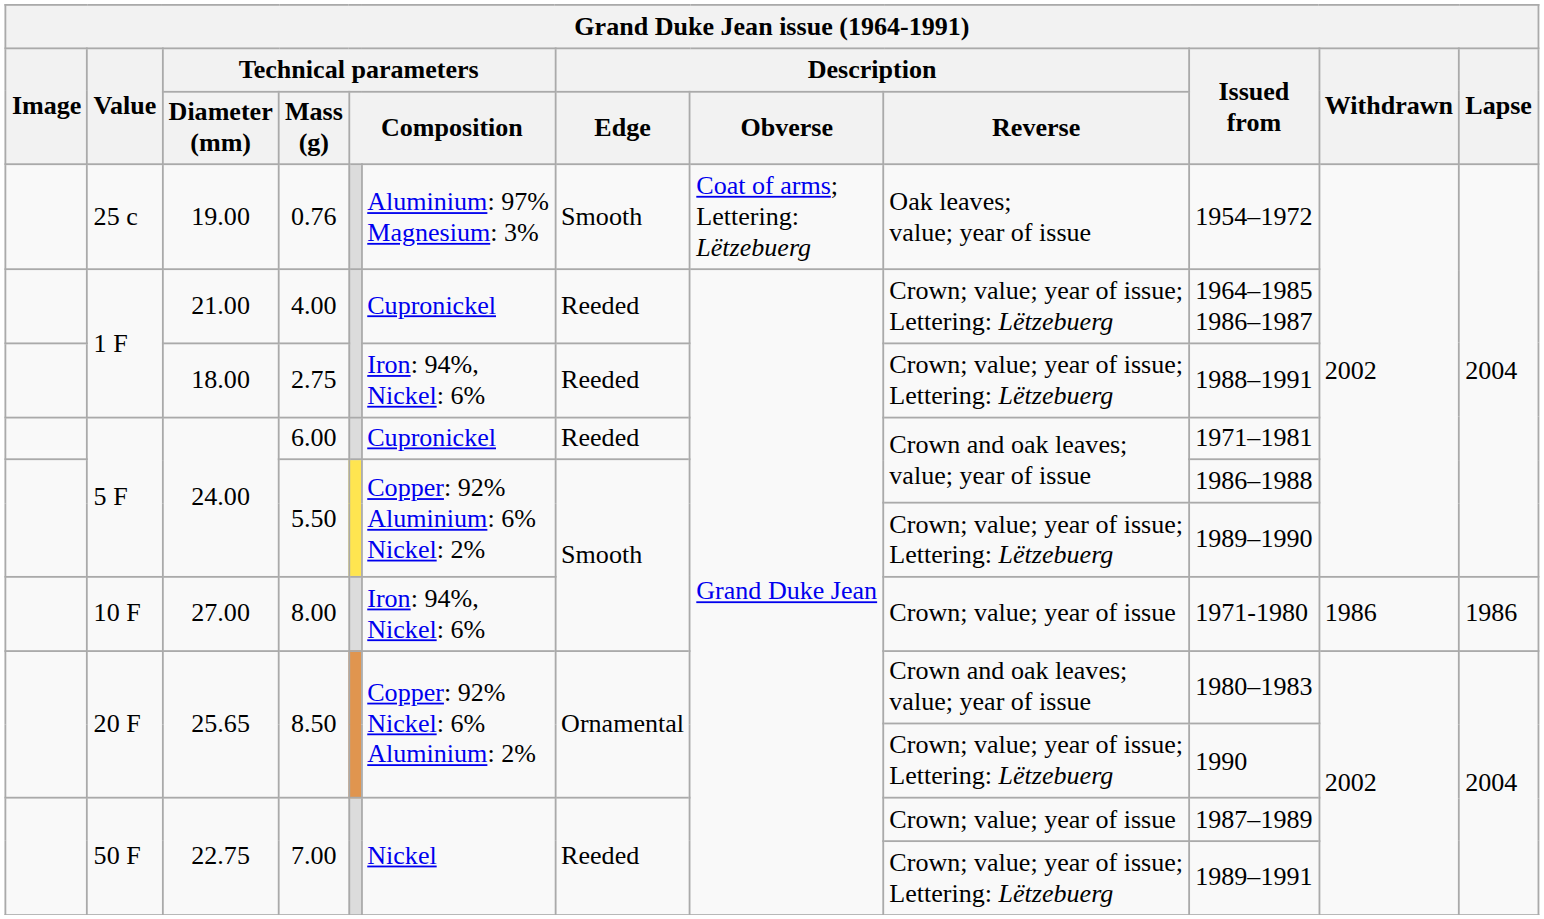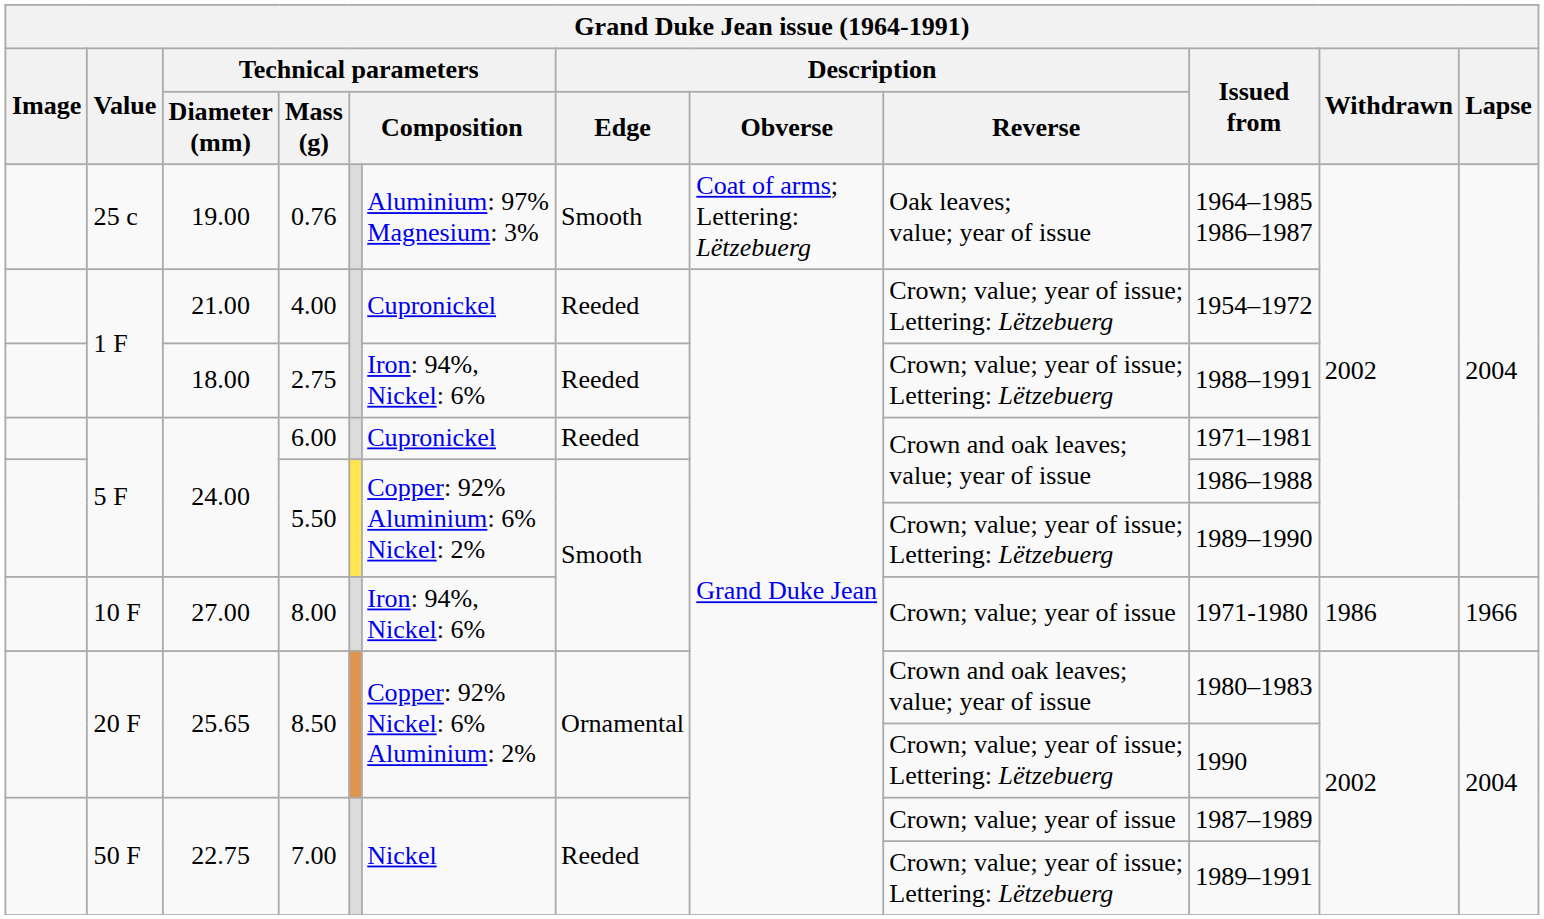(1254, 216) 1954–1972 -> (1254, 216) 1964–1985 1986–1987
(1254, 305) 1964–1985 1986–1987 -> (1254, 305) 1954–1972
(1491, 612) 1986 -> (1491, 612) 1966
